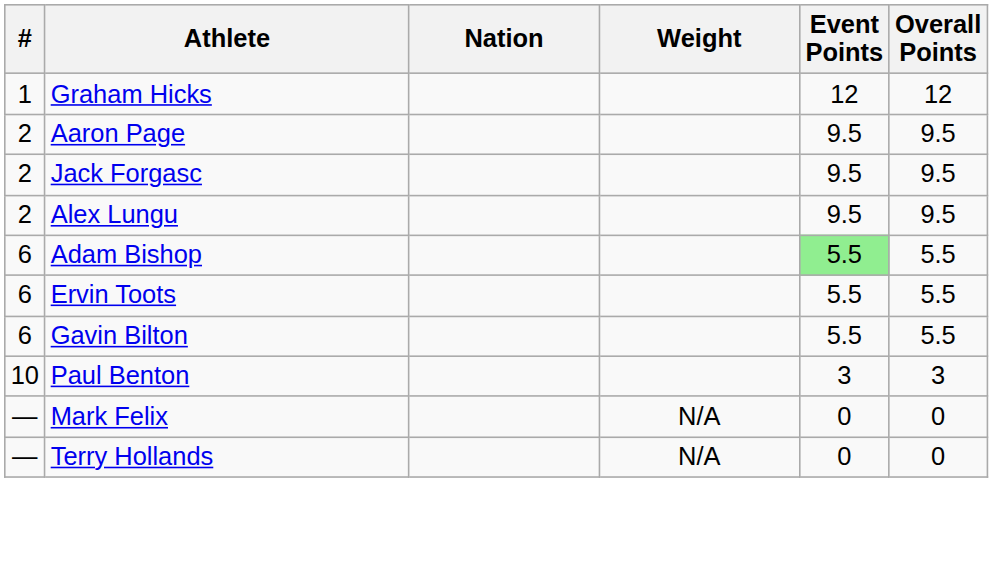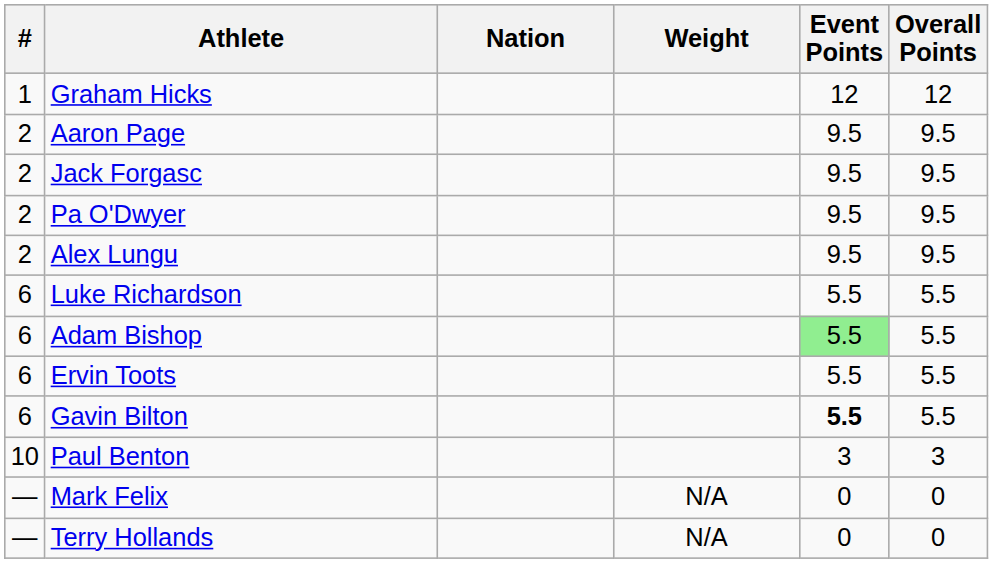+ row: (118, 214)
+ row: (146, 295)
(844, 335) normal -> (844, 416) bold
